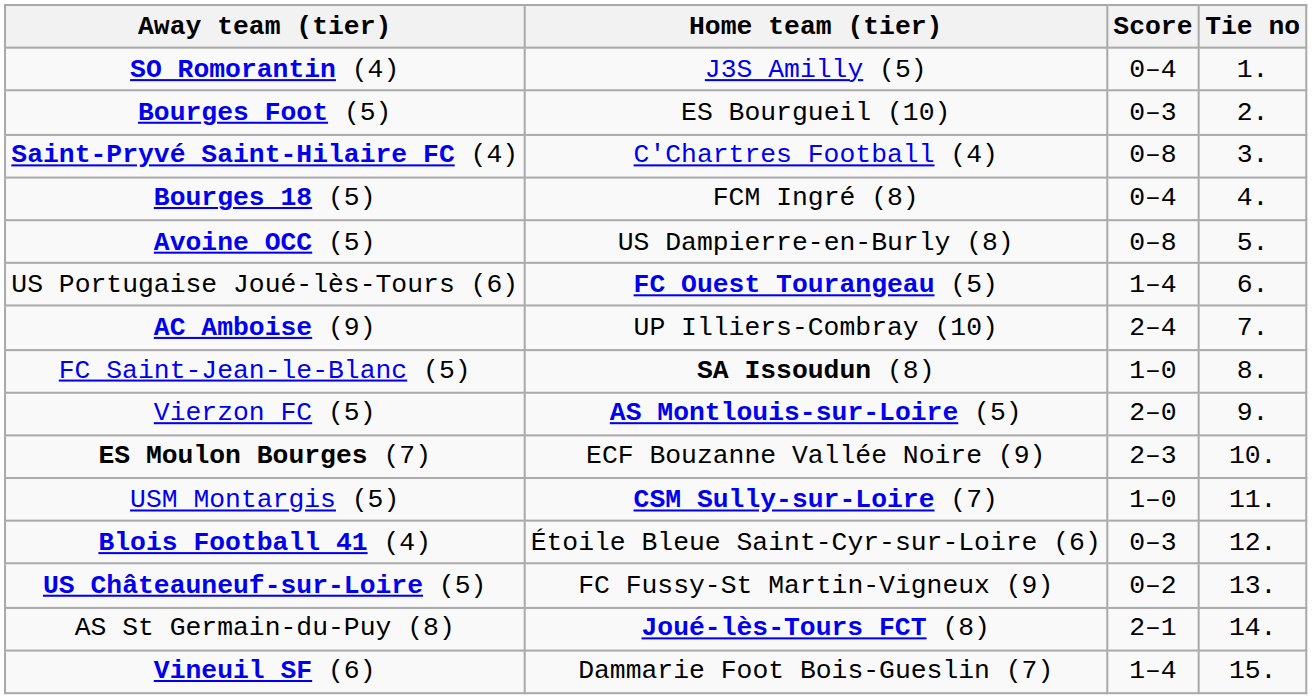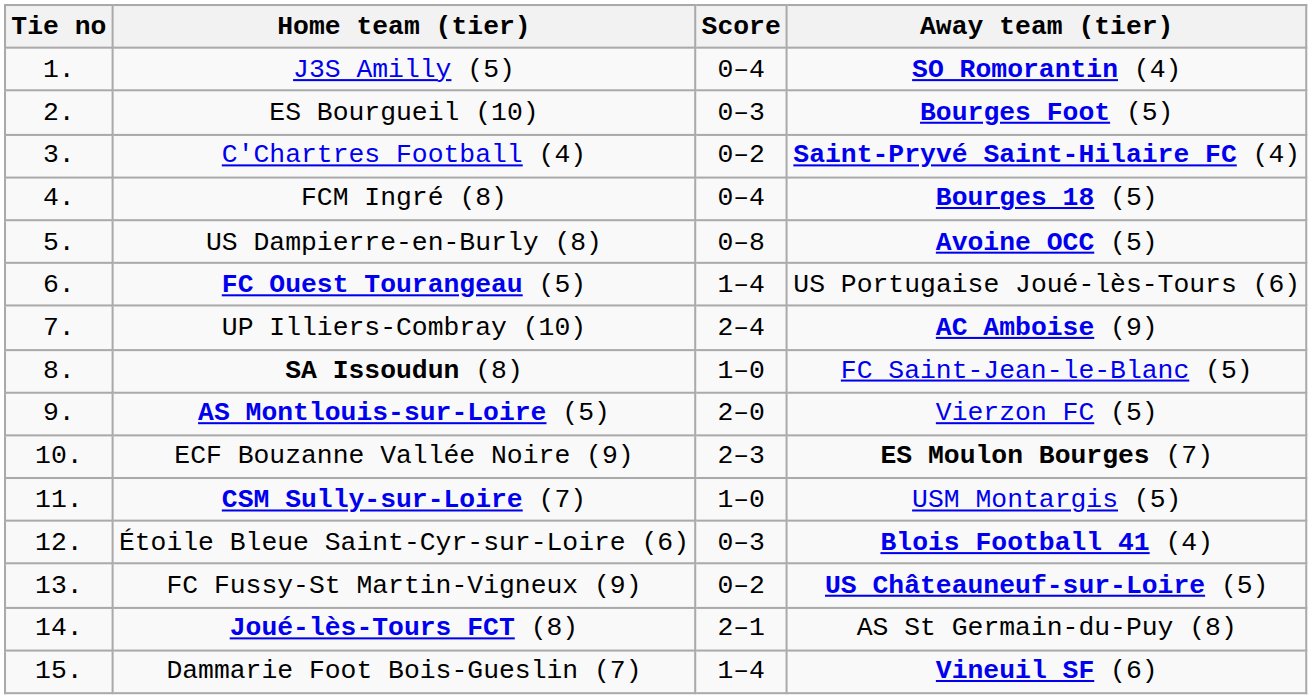columns swapped: (1253, 27) <-> (265, 27)
(1153, 156) 0–8 -> (741, 156) 0–2
